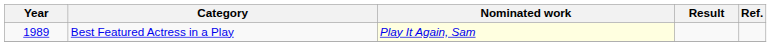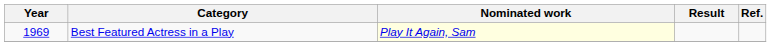(36, 32) 1989 -> (36, 32) 1969
